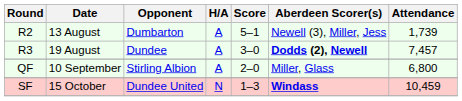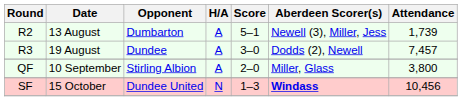(319, 50) bold -> (317, 50) normal
(423, 68) 6,800 -> (423, 68) 3,800
(423, 86) 10,459 -> (423, 86) 10,456
